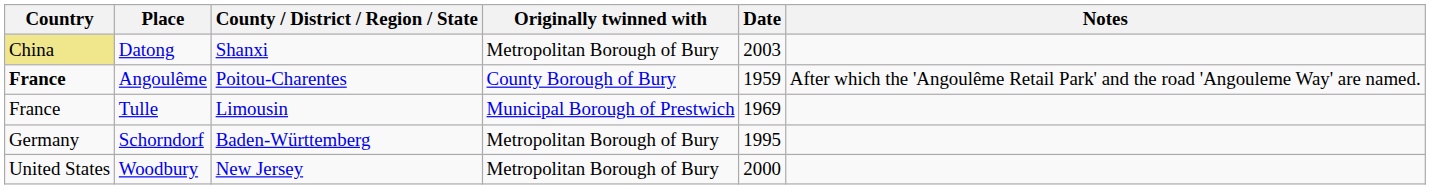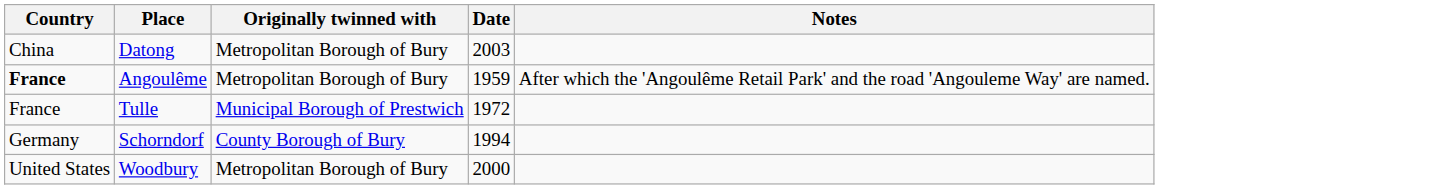- column: (347, 19)
(31, 49) khaki background -> (31, 49) no background
(581, 79) County Borough of Bury -> (332, 79) Metropolitan Borough of Bury
(762, 109) 1969 -> (491, 109) 1972
(603, 139) Metropolitan Borough of Bury -> (310, 139) County Borough of Bury
(762, 139) 1995 -> (491, 139) 1994
